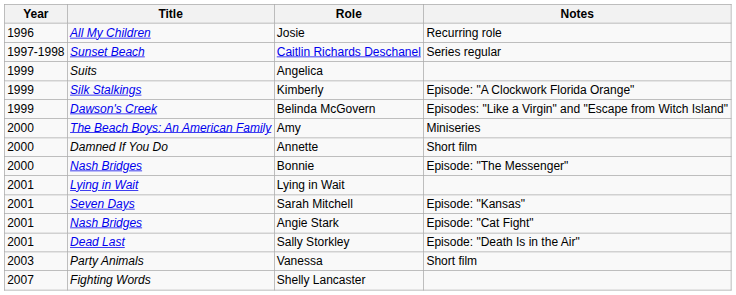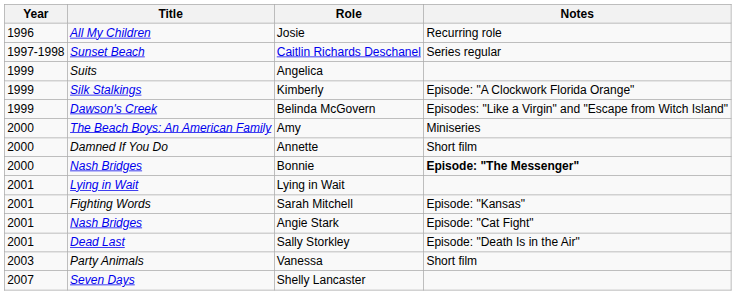(497, 166) normal -> (503, 166) bold
(102, 204) Seven Days -> (110, 204) Fighting Words
(110, 280) Fighting Words -> (102, 280) Seven Days
